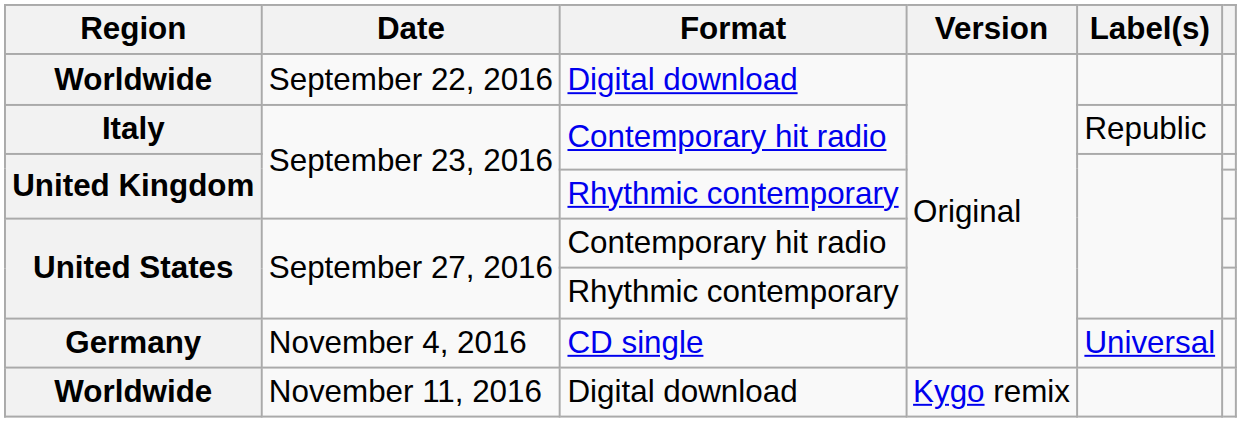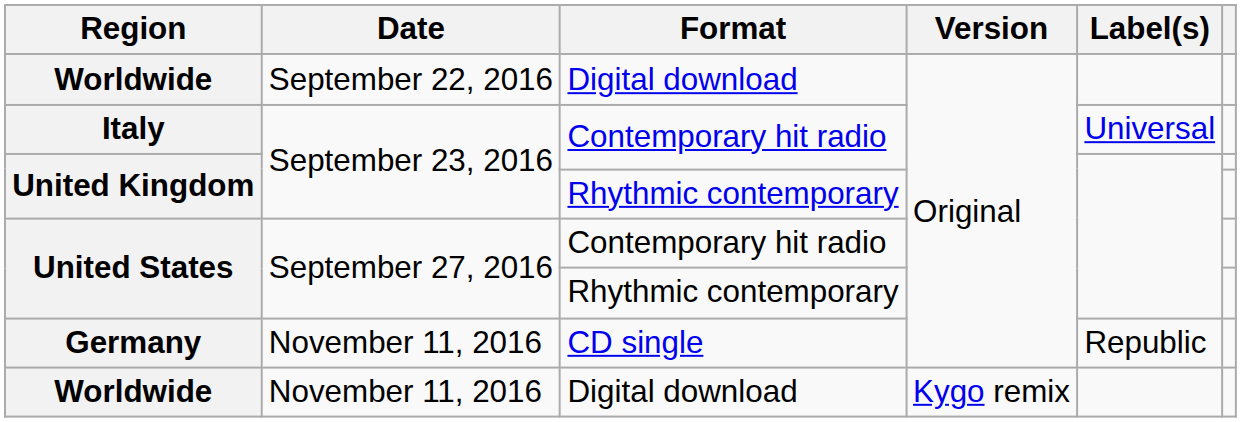(1145, 128) Republic -> (1150, 128) Universal
(398, 342) November 4, 2016 -> (405, 342) November 11, 2016
(1150, 342) Universal -> (1145, 342) Republic
